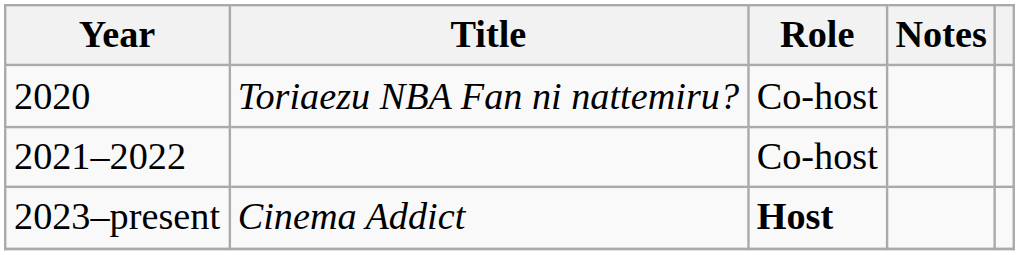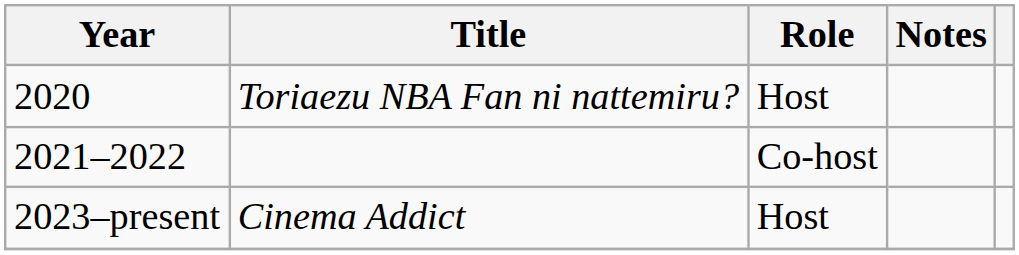(817, 95) Co-host -> (793, 95) Host
(795, 216) bold -> (793, 216) normal
